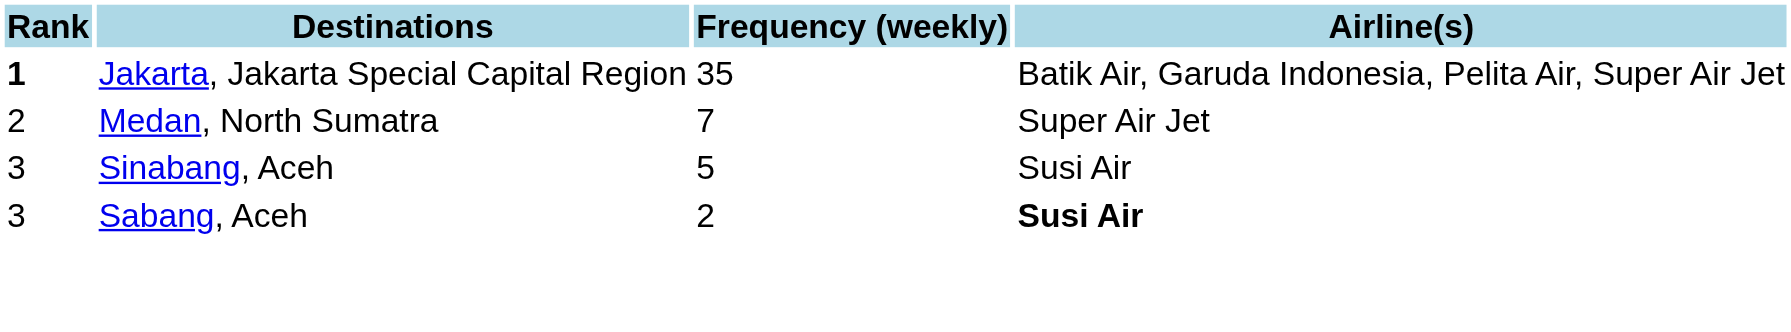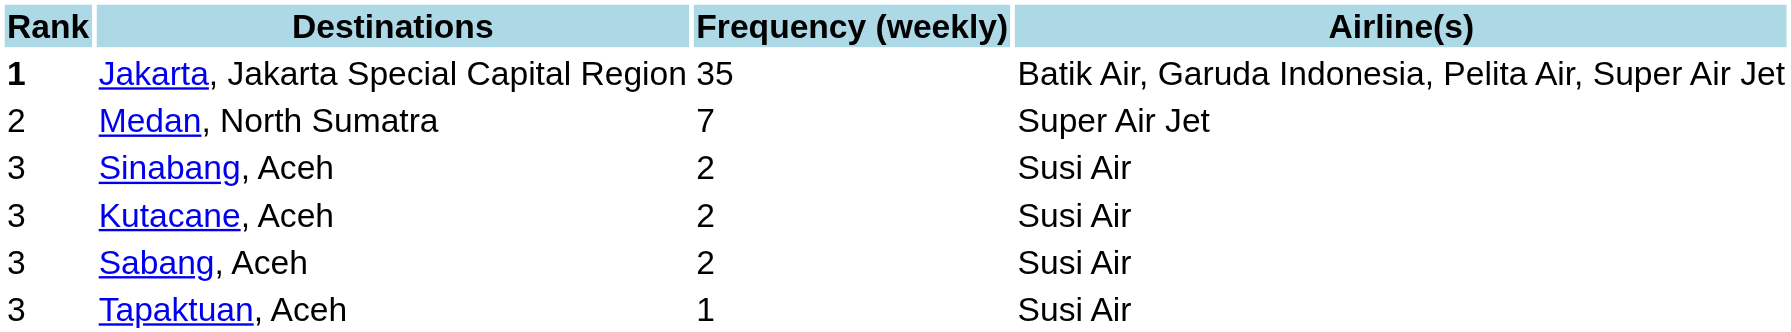(706, 168) 5 -> (706, 168) 2
+ row: (216, 215)
(1080, 215) bold -> (1075, 262) normal
+ row: (223, 309)
